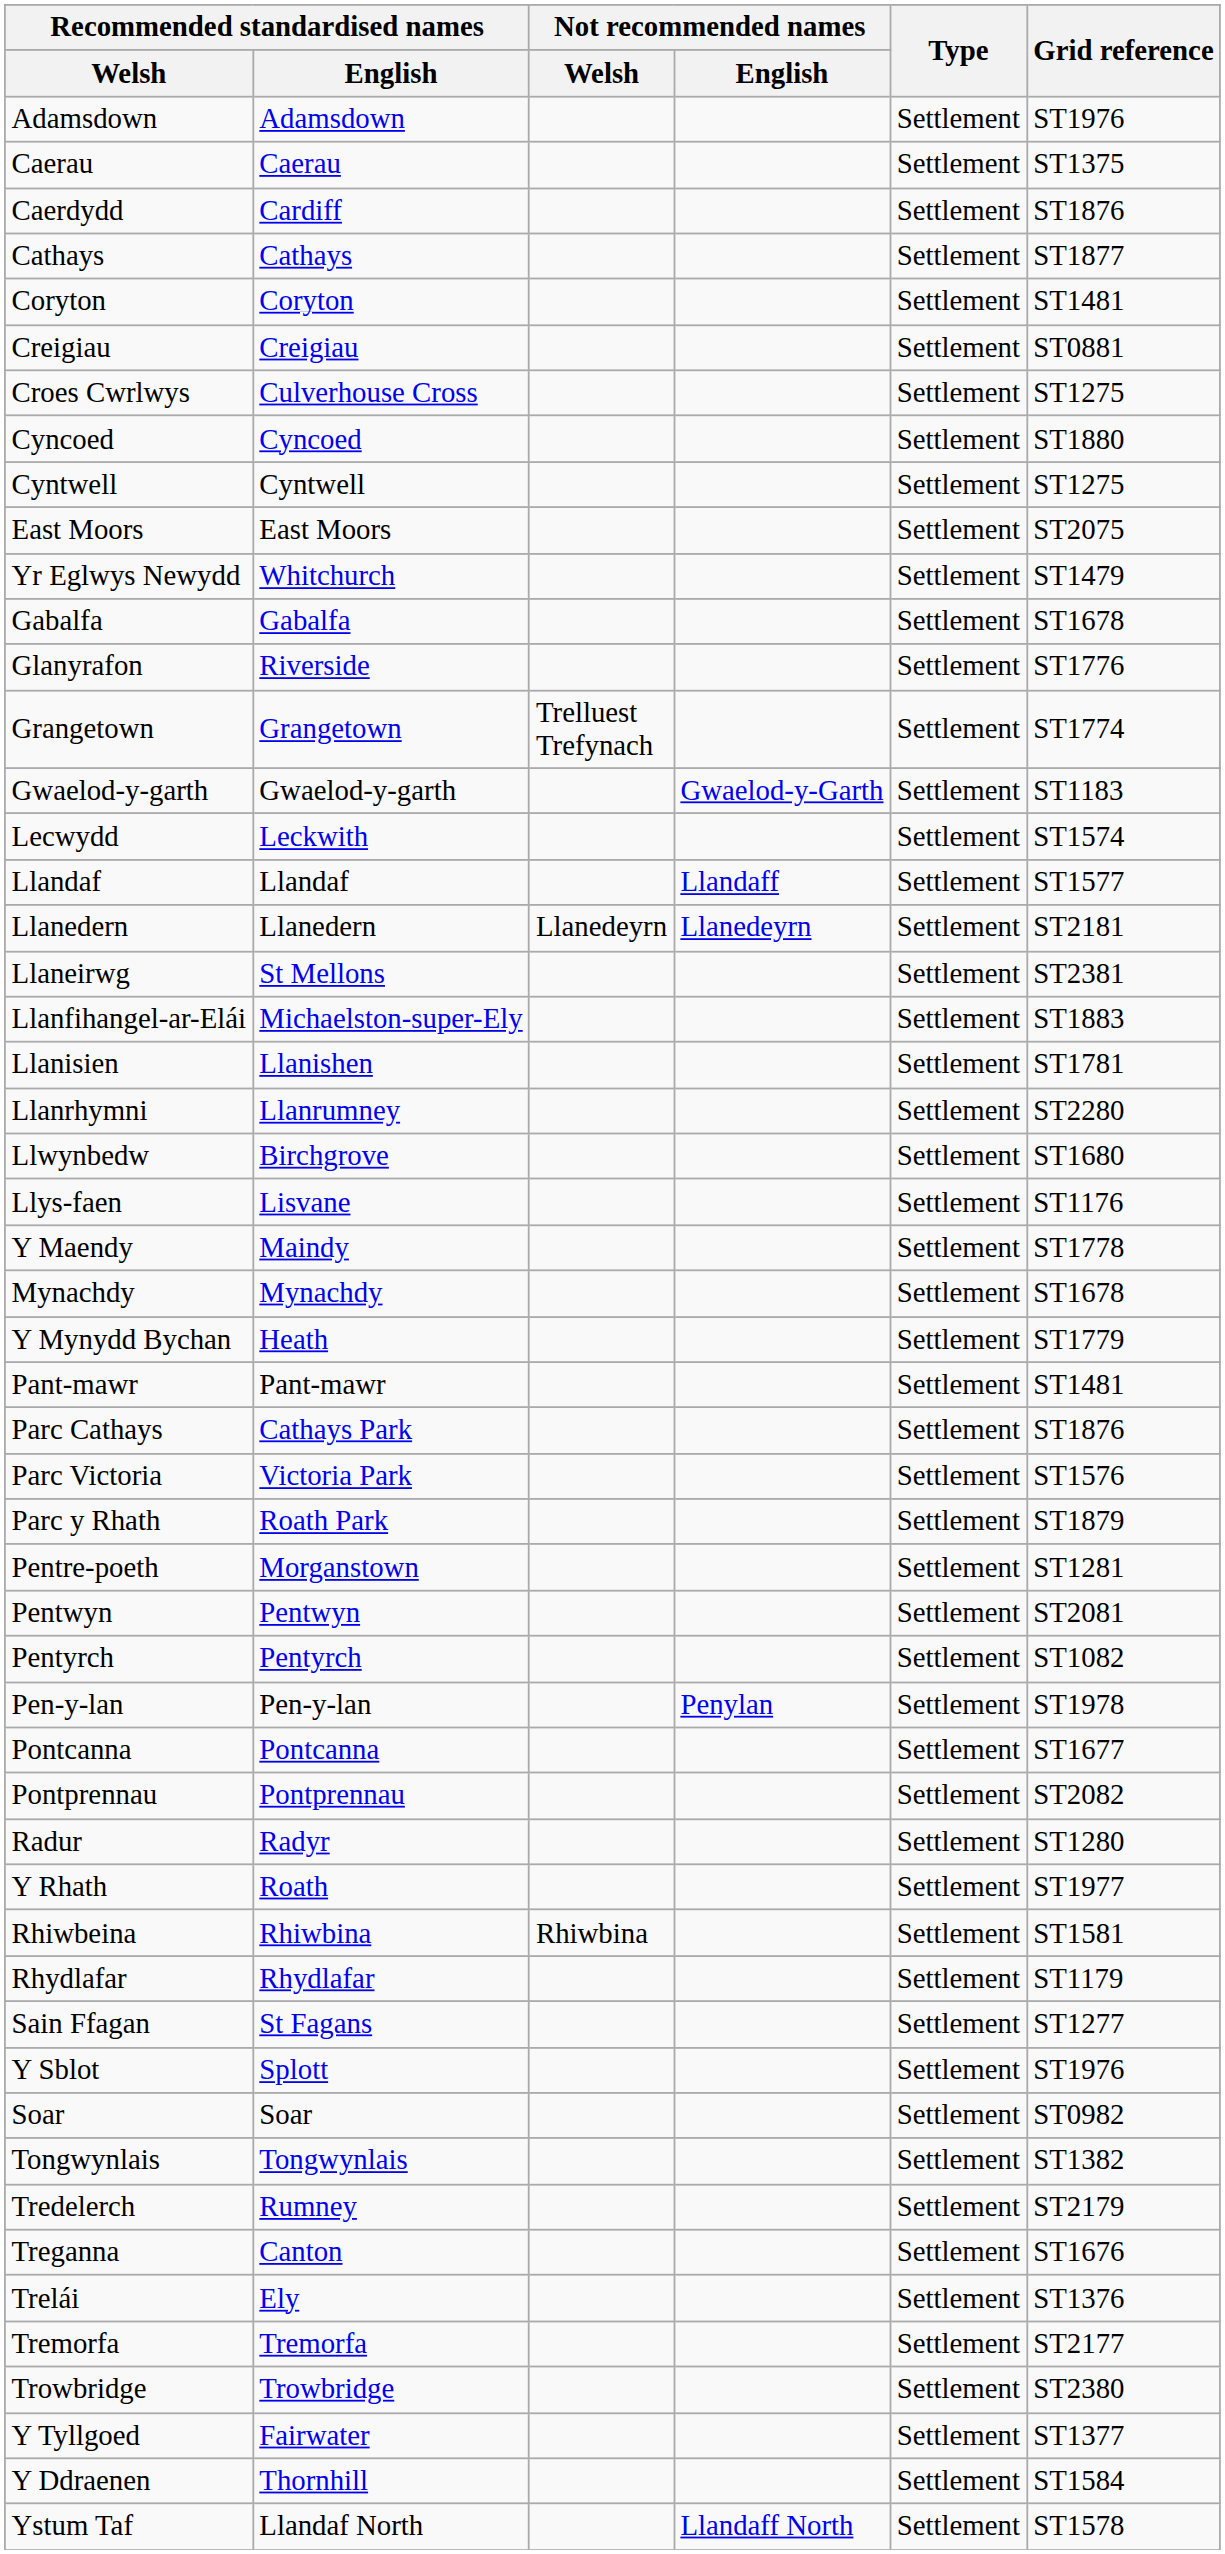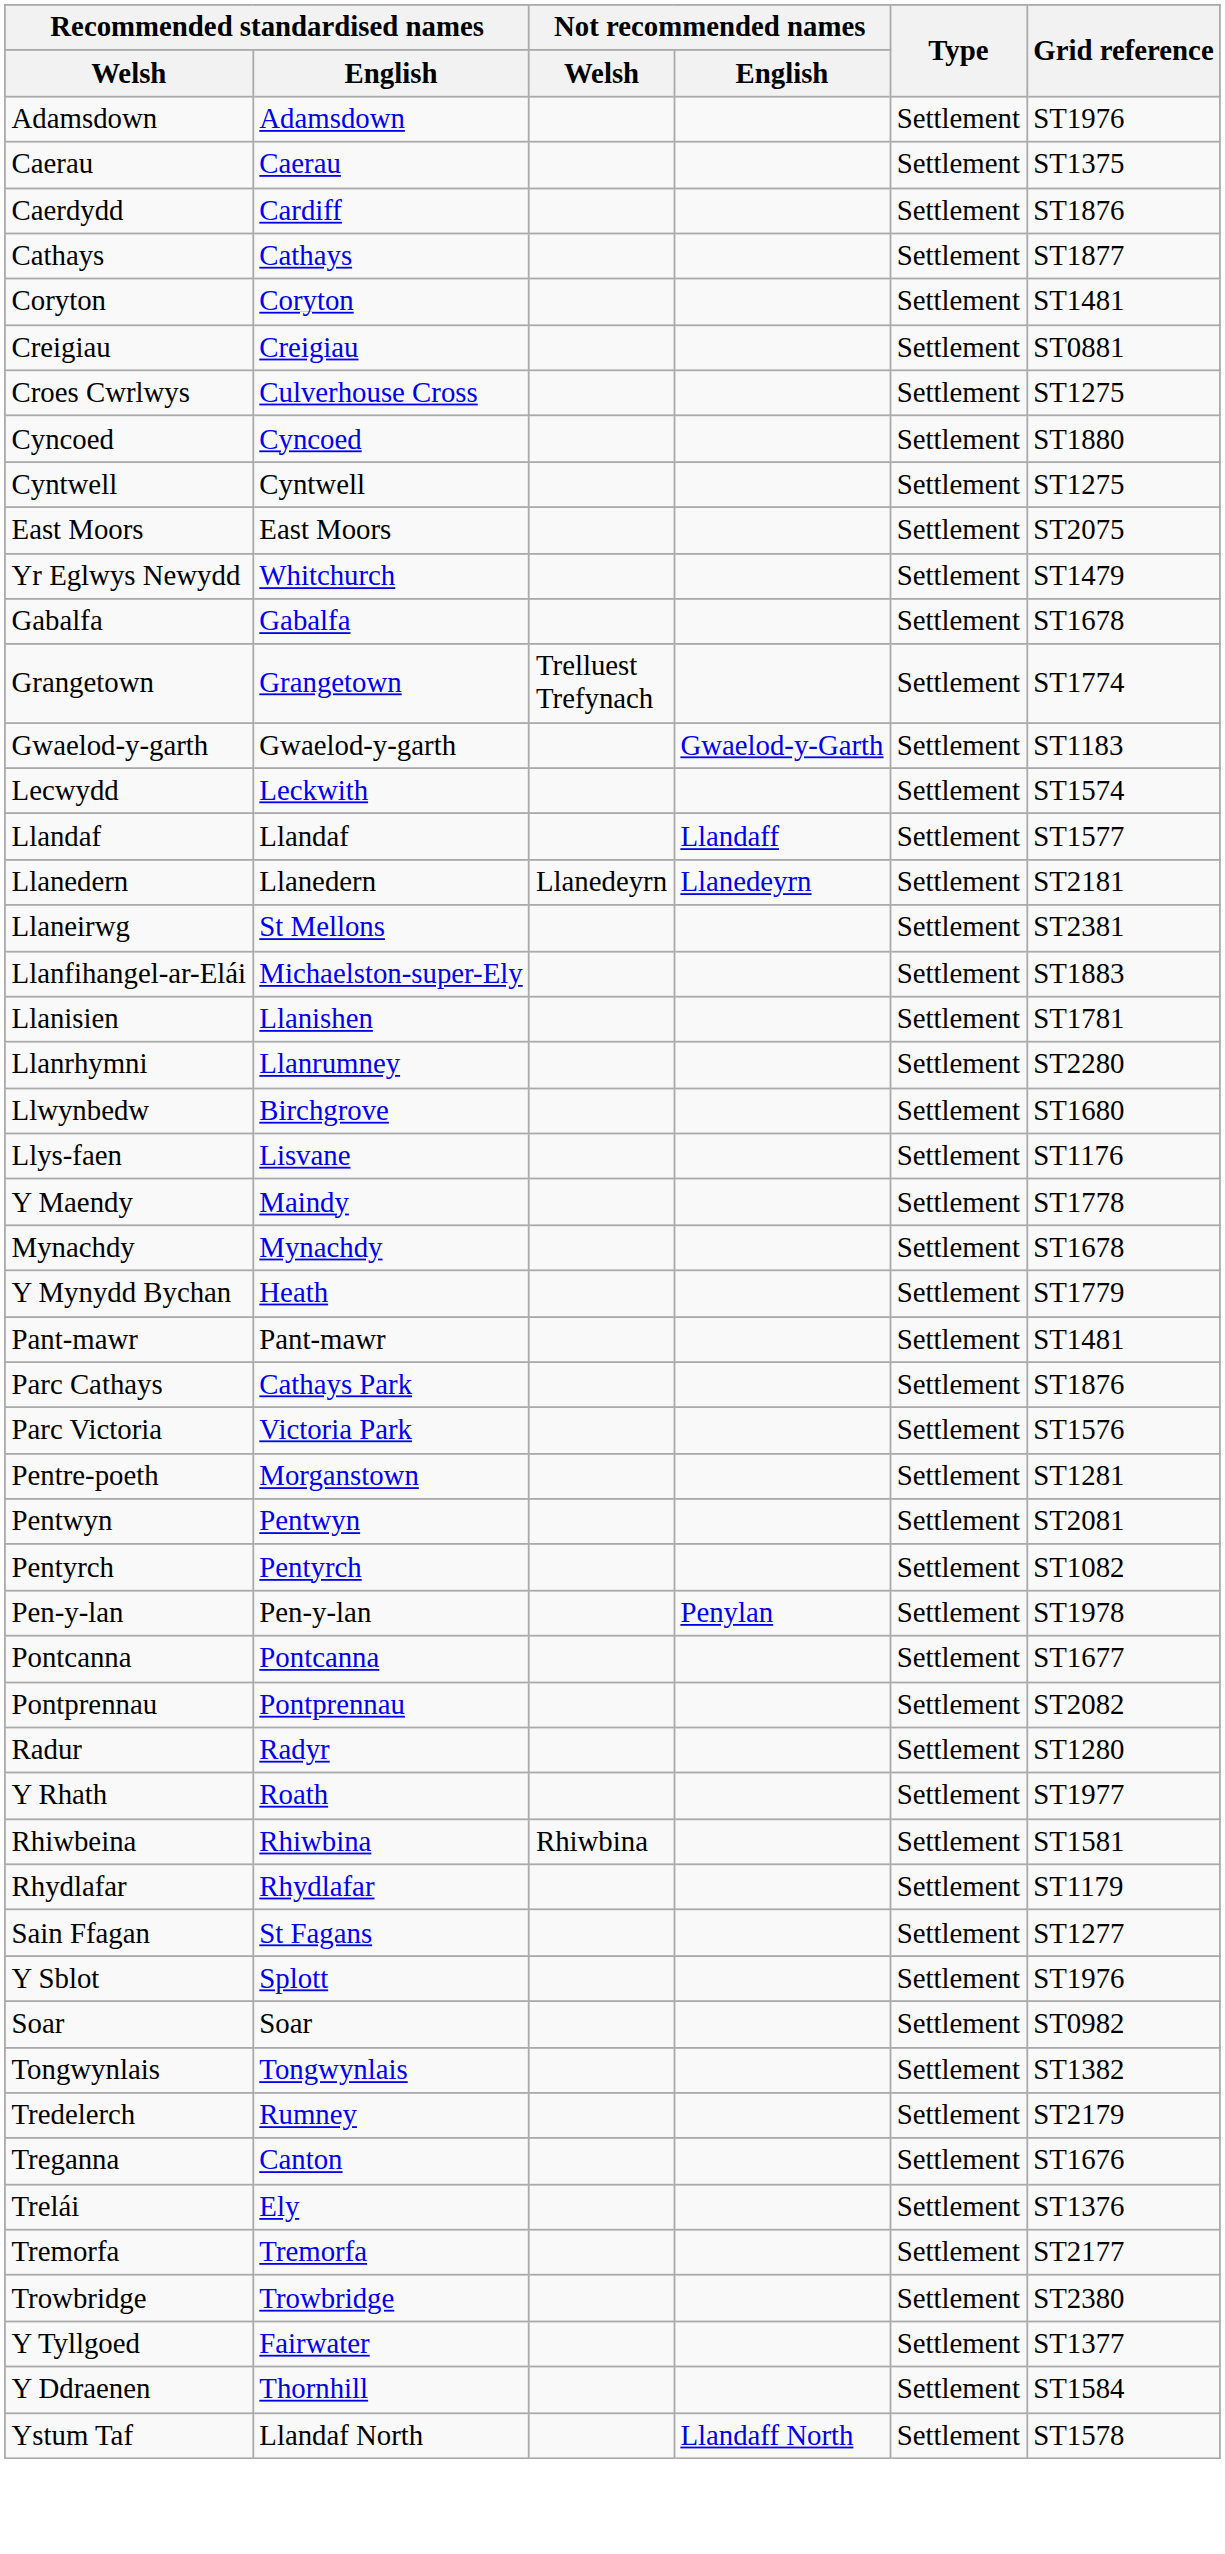- row: (77, 666)
- row: (86, 1521)
